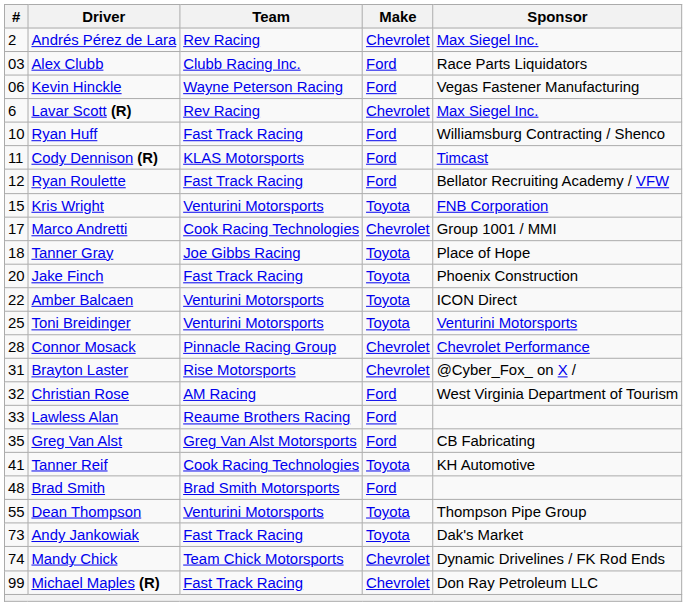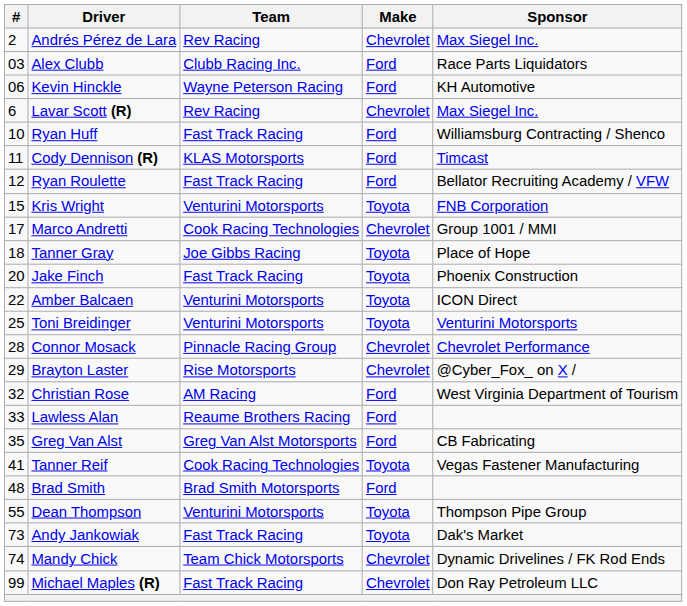(538, 87) Vegas Fastener Manufacturing -> (486, 87) KH Automotive
(16, 370) 31 -> (16, 370) 29
(486, 465) KH Automotive -> (538, 465) Vegas Fastener Manufacturing
